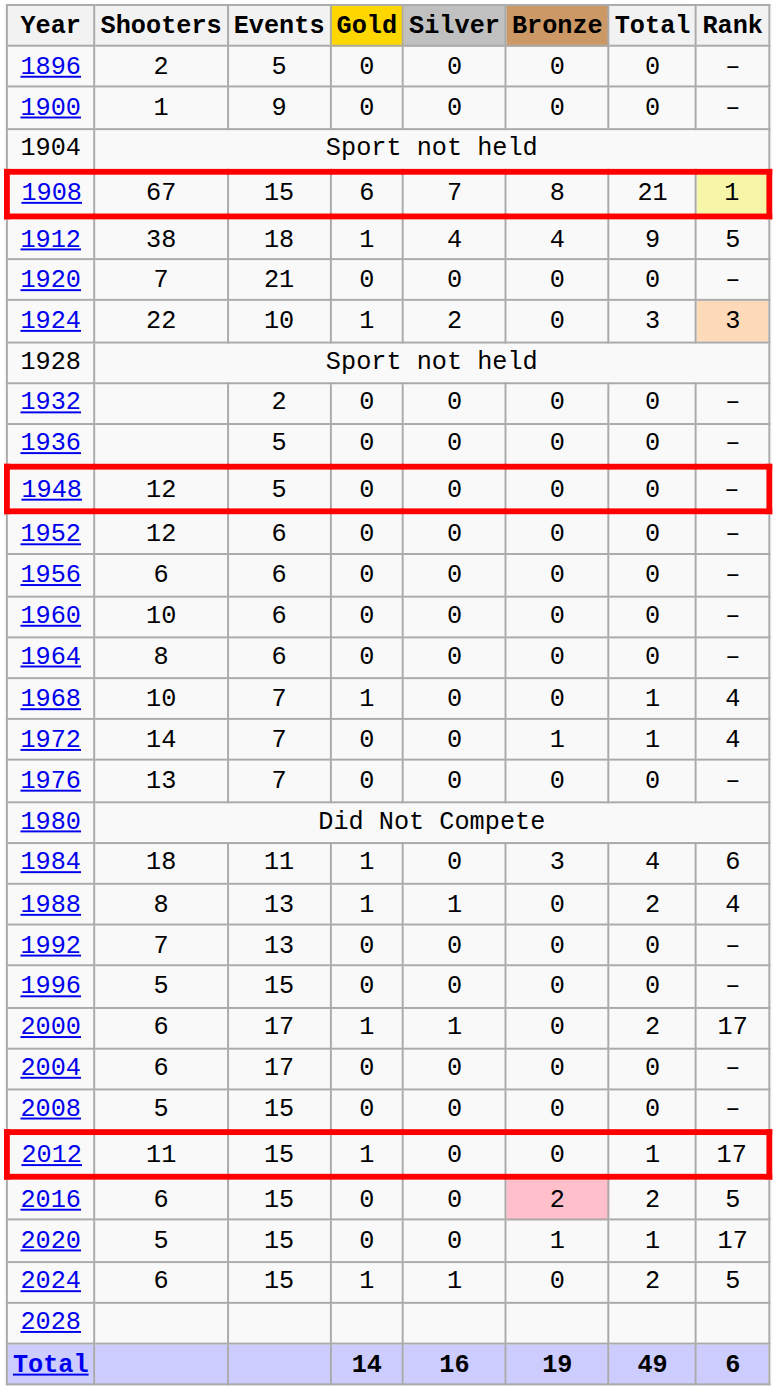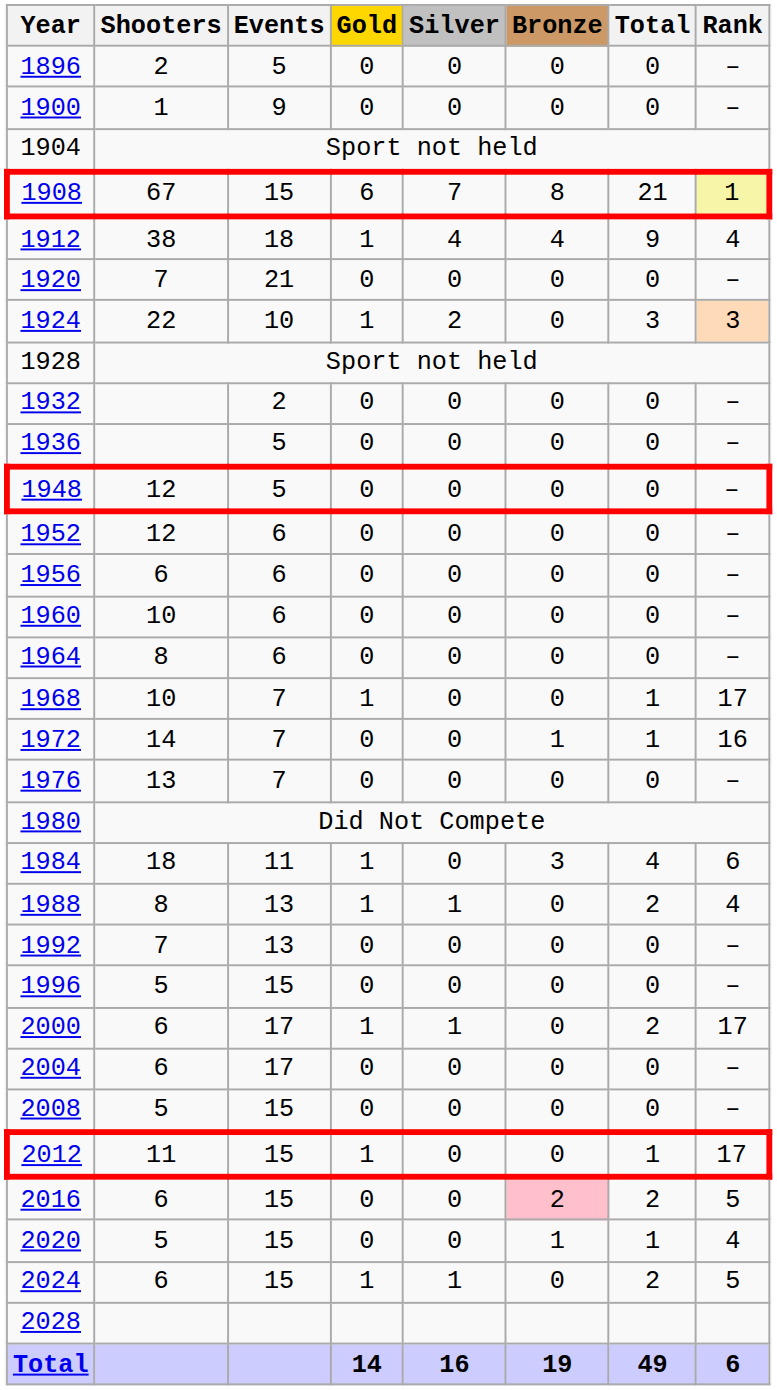(733, 239) 5 -> (733, 239) 4
(733, 699) 4 -> (733, 699) 17
(733, 740) 4 -> (733, 740) 16
(733, 1241) 17 -> (733, 1241) 4
